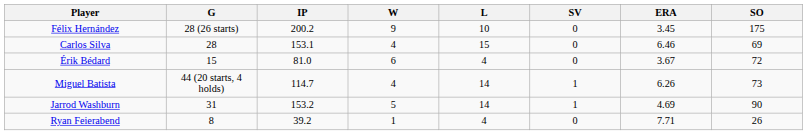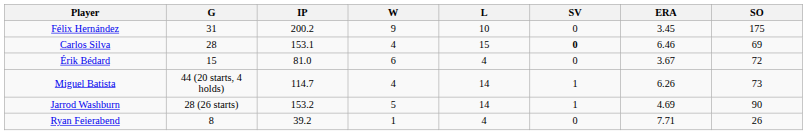(211, 28) 28 (26 starts) -> (211, 28) 31
(575, 45) normal -> (575, 45) bold
(211, 105) 31 -> (211, 105) 28 (26 starts)
